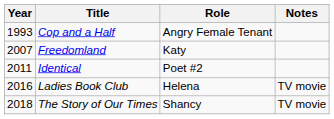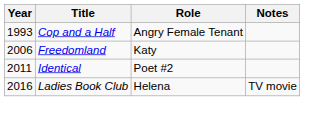(20, 50) 2007 -> (20, 50) 2006
- row: (98, 104)
